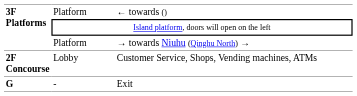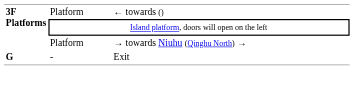- row: (66, 58)
